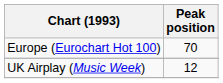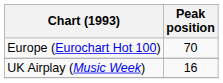(191, 68) 12 -> (191, 68) 16
